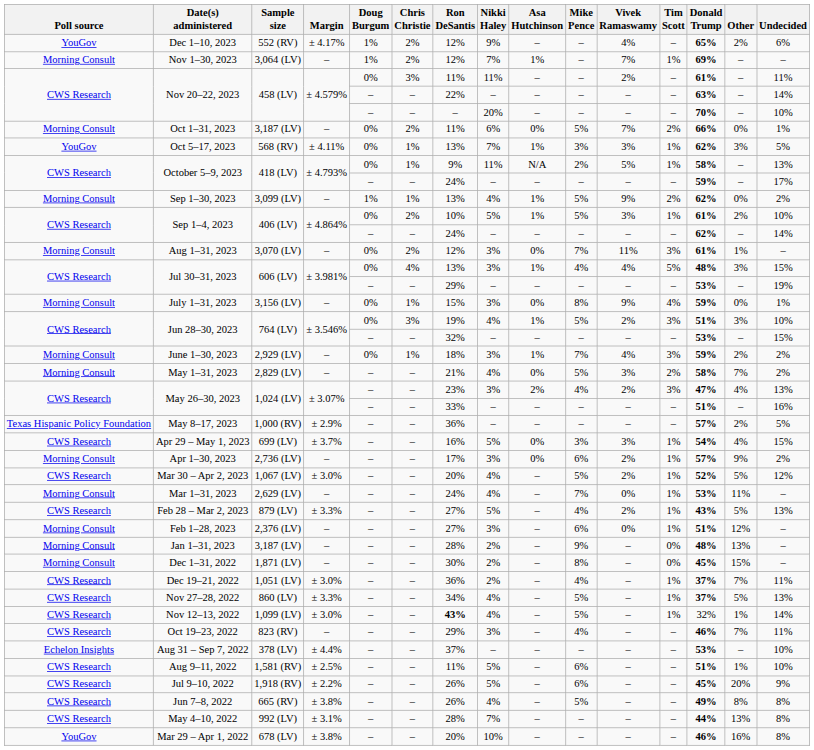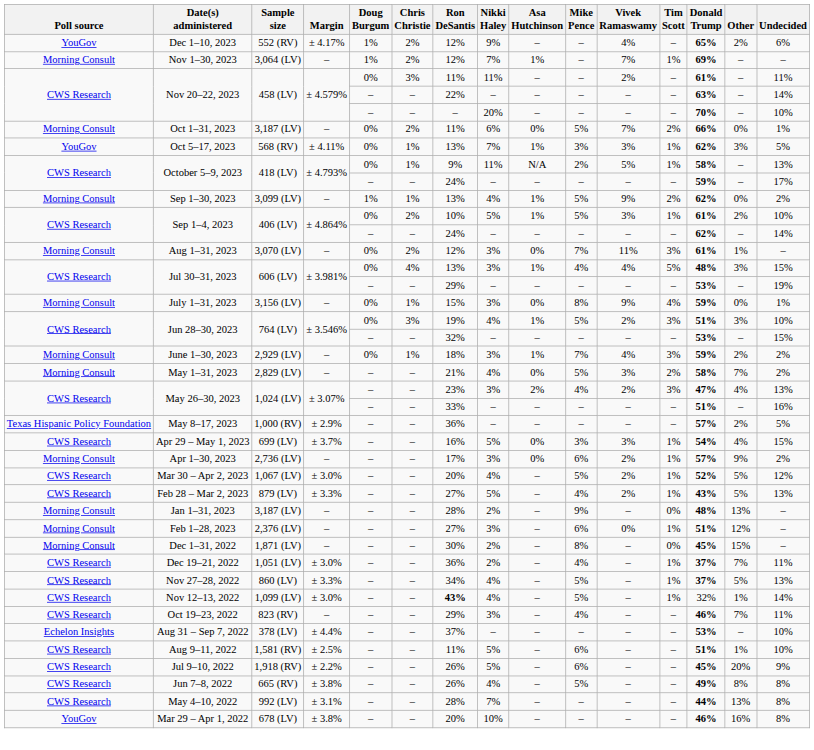- row: (203, 494)
rows swapped: (203, 528) <-> (203, 546)
